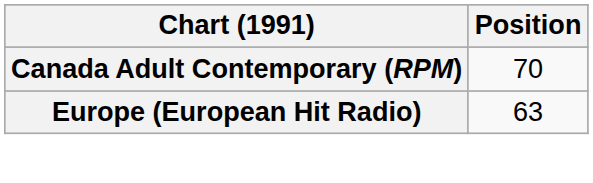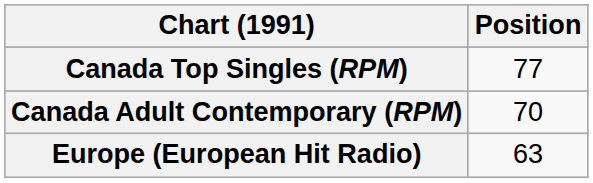+ row: (237, 68)
